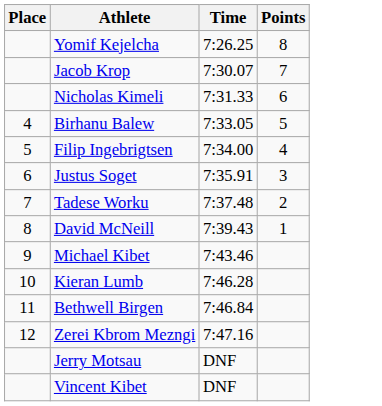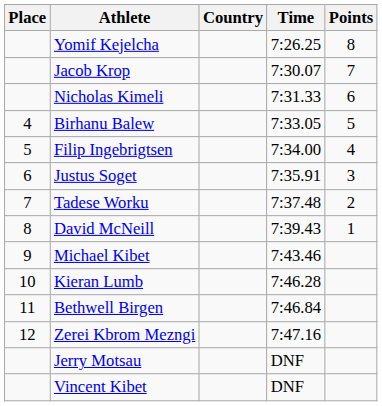+ column: (233, 17)
